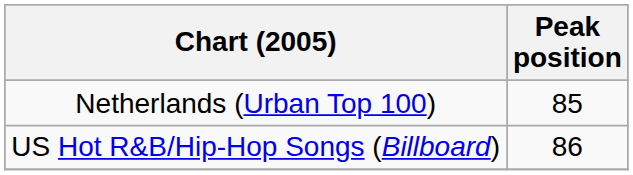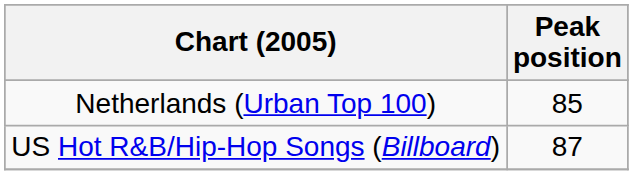(567, 147) 86 -> (567, 147) 87
